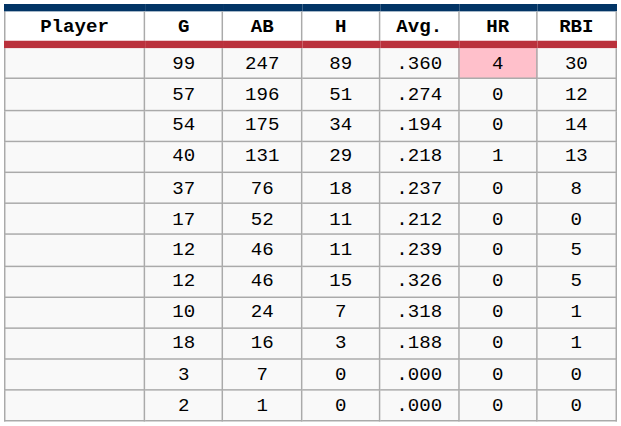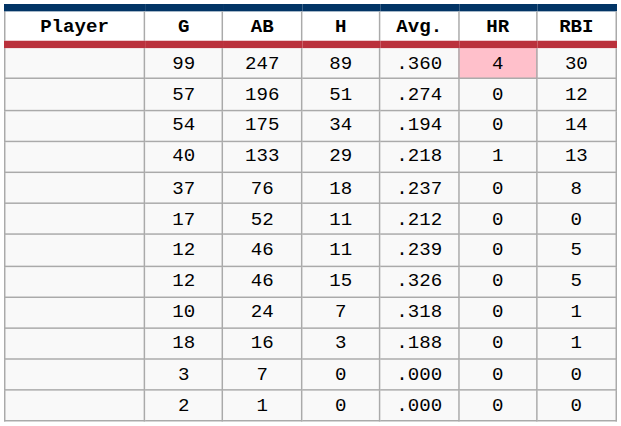(262, 157) 131 -> (262, 157) 133
